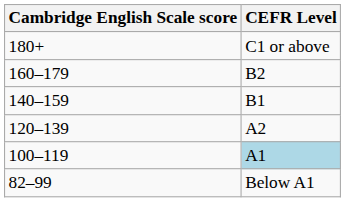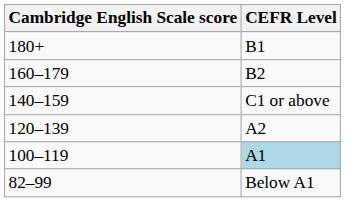(287, 45) C1 or above -> (255, 45) B1
(255, 100) B1 -> (287, 100) C1 or above
